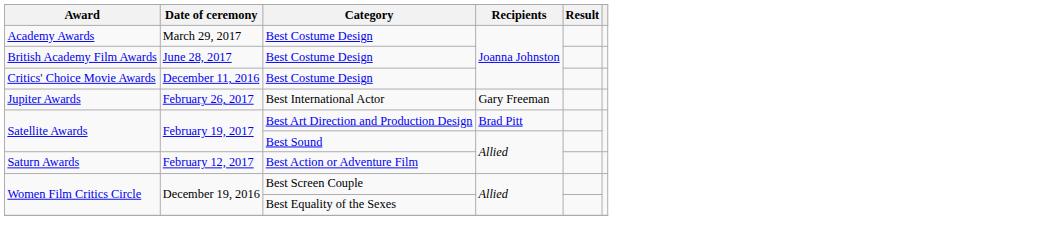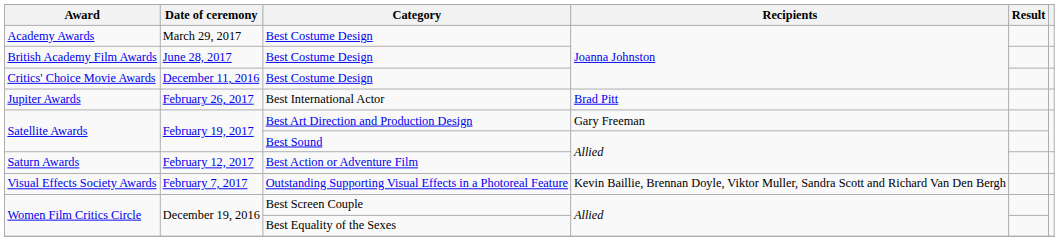(514, 99) Gary Freeman -> (596, 99) Brad Pitt
(501, 120) Brad Pitt -> (609, 120) Gary Freeman
+ row: (82, 183)
